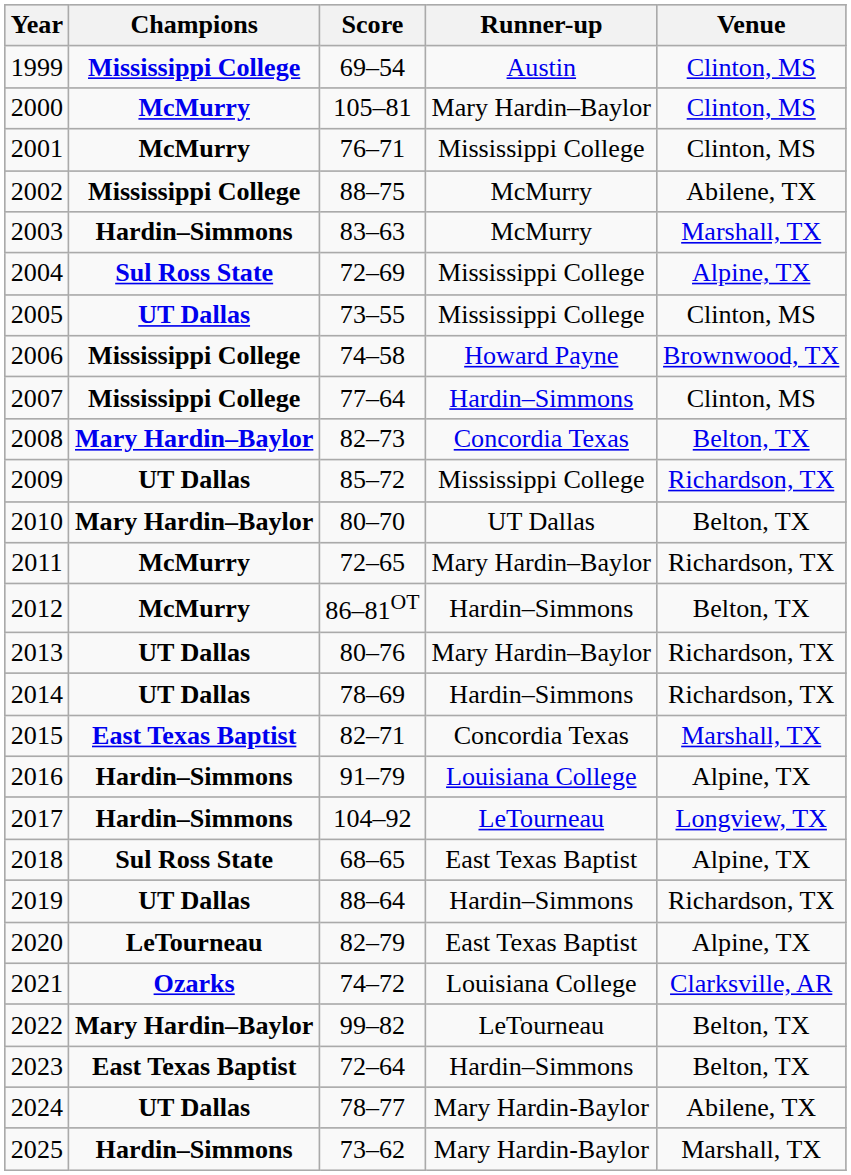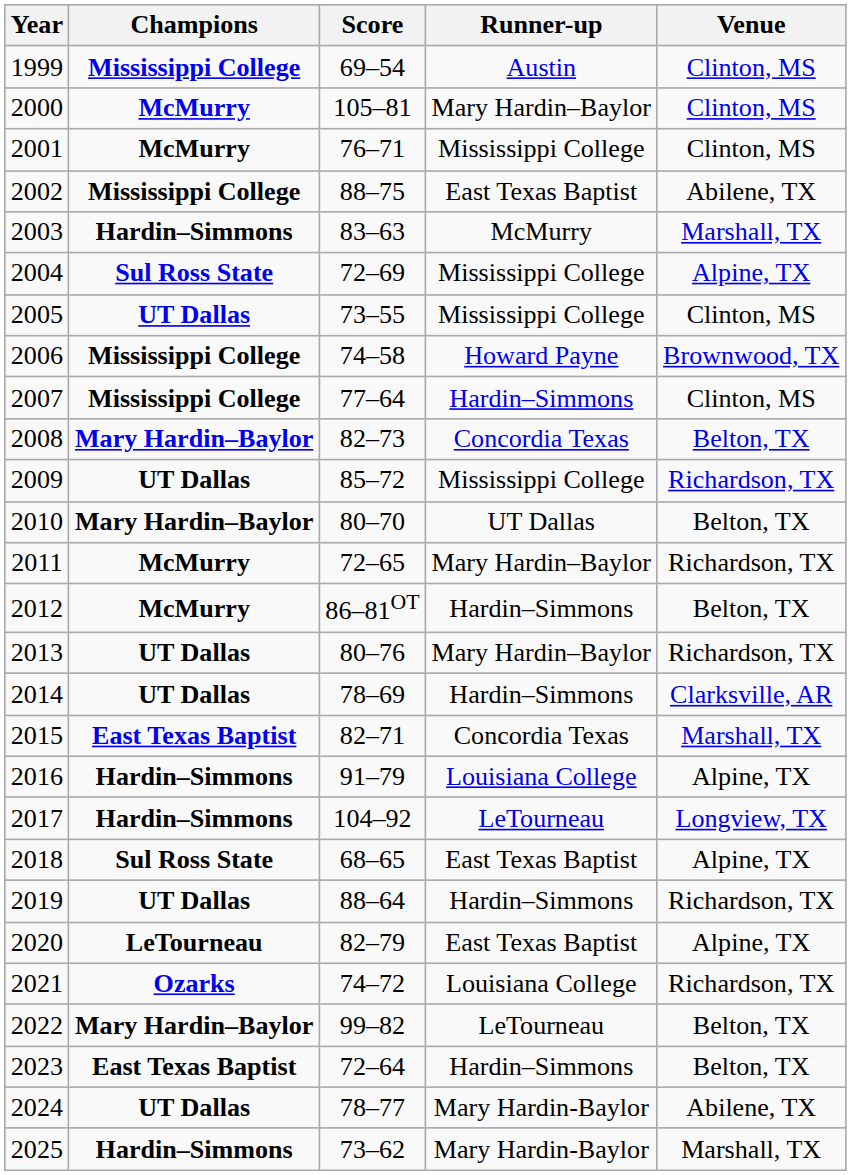(541, 190) McMurry -> (541, 190) East Texas Baptist
(751, 694) Richardson, TX -> (751, 694) Clarksville, AR
(751, 983) Clarksville, AR -> (751, 983) Richardson, TX
